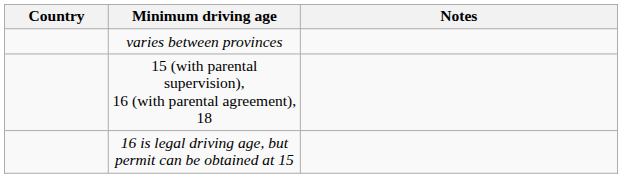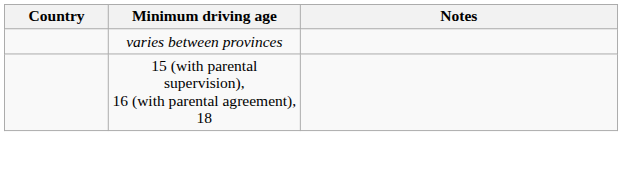- row: (204, 151)
